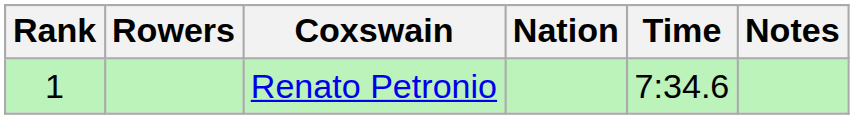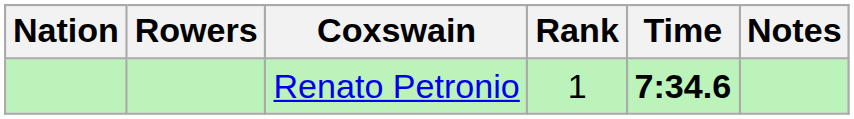columns swapped: (55, 31) <-> (566, 31)
(682, 85) normal -> (683, 85) bold
